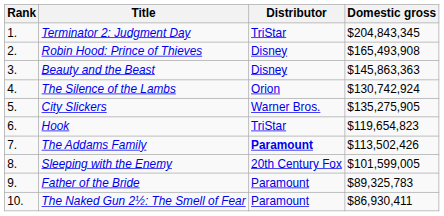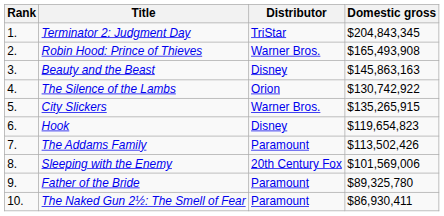(269, 51) Disney -> (286, 51) Warner Bros.
(384, 70) $145,863,363 -> (384, 70) $145,863,163
(384, 88) $130,742,924 -> (384, 88) $130,742,922
(384, 107) $135,275,905 -> (384, 107) $135,265,915
(269, 126) TriStar -> (269, 126) Disney
(282, 145) bold -> (280, 145) normal
(384, 164) $101,599,005 -> (384, 164) $101,569,006
(380, 182) $89,325,783 -> (380, 182) $89,325,780
